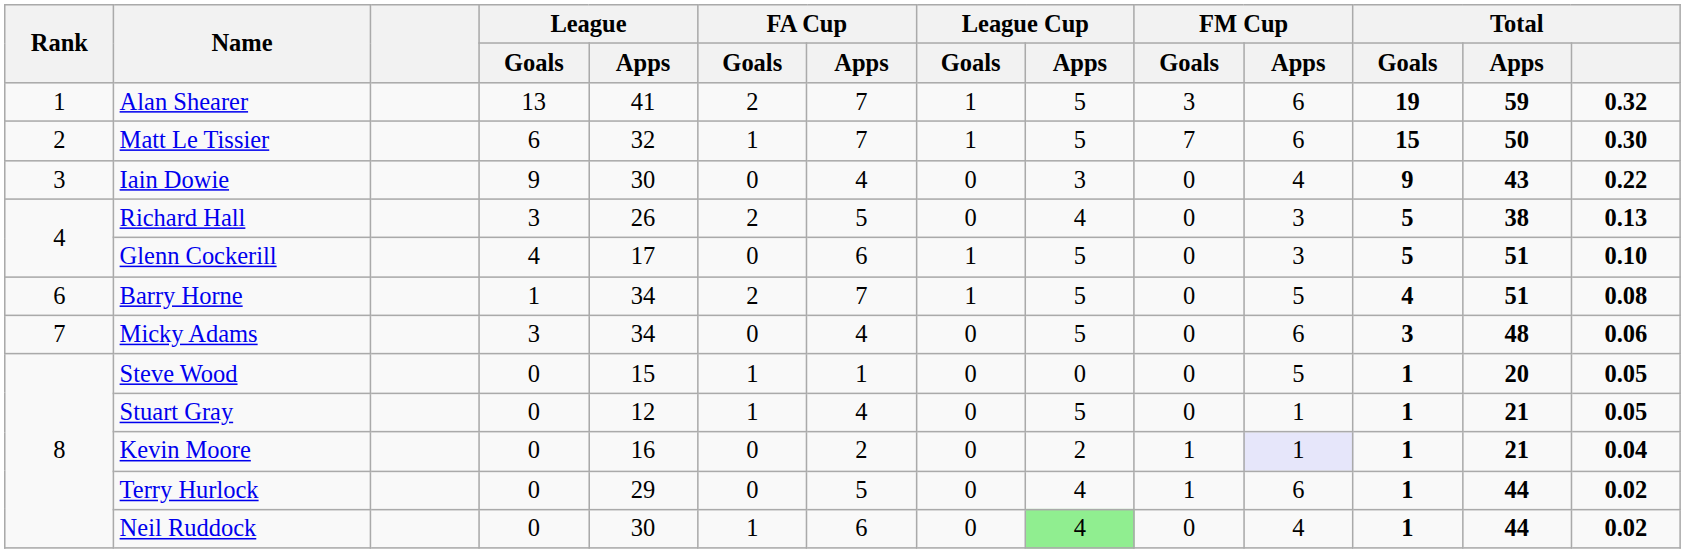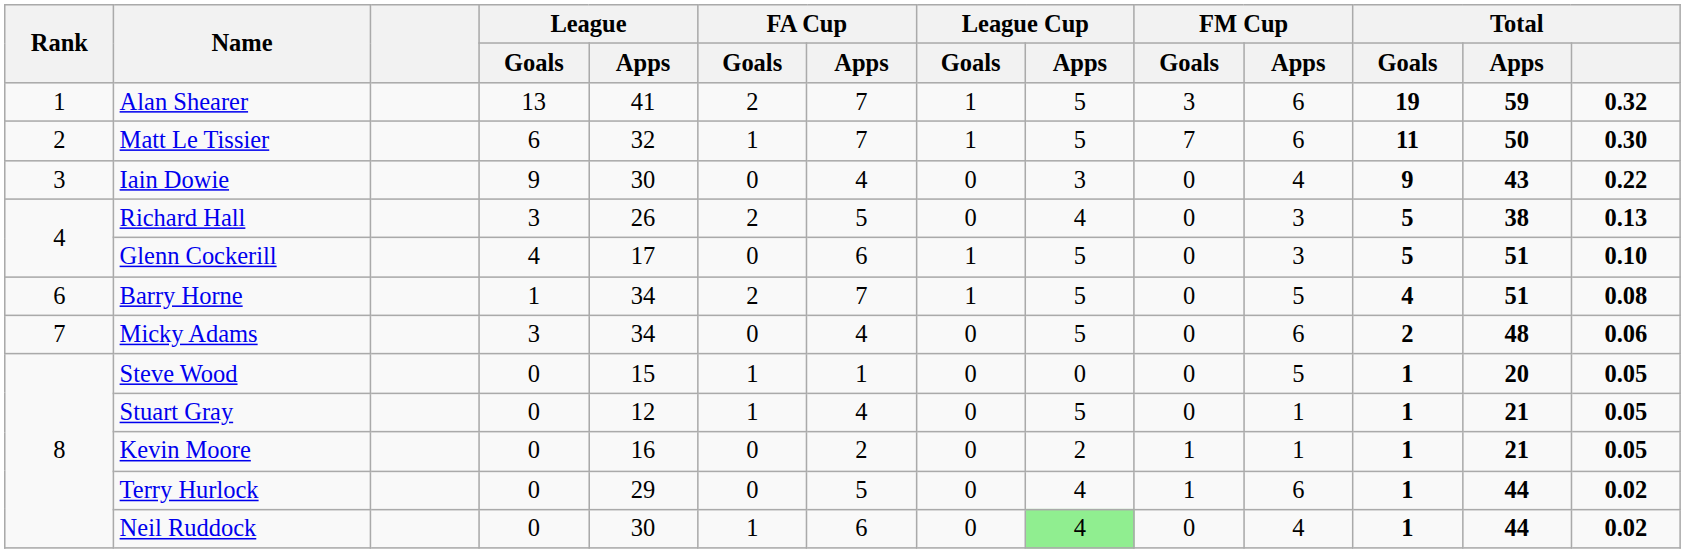(1407, 140) 15 -> (1407, 140) 11
(1407, 334) 3 -> (1407, 334) 2
(1298, 450) lavender background -> (1298, 450) no background
(1626, 450) 0.04 -> (1626, 450) 0.05
